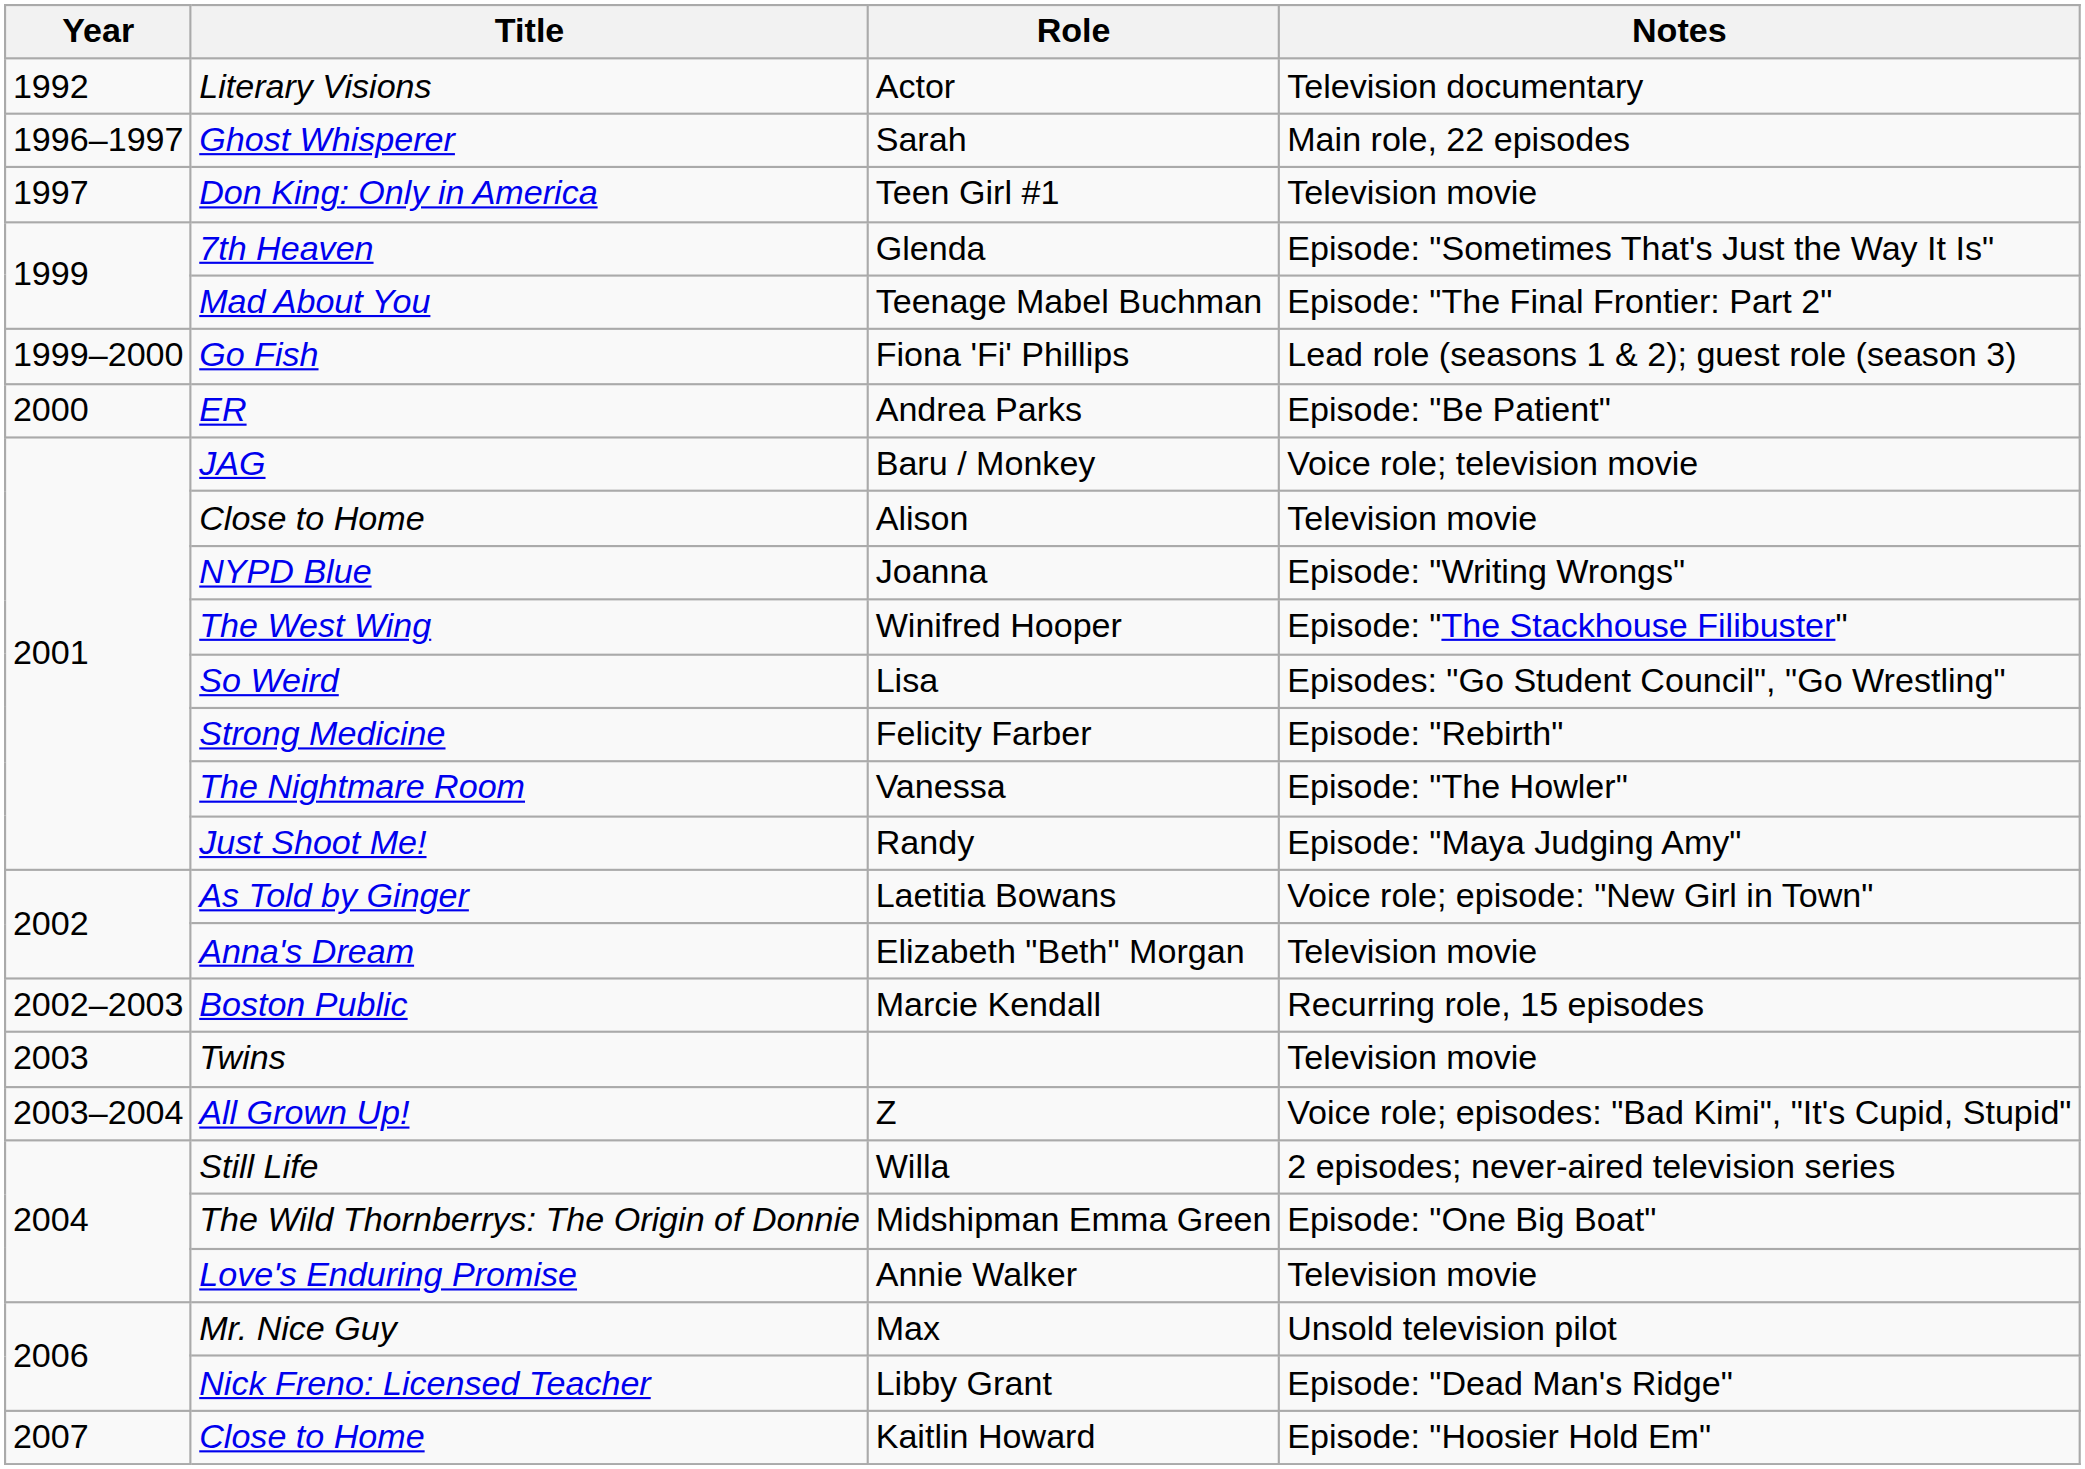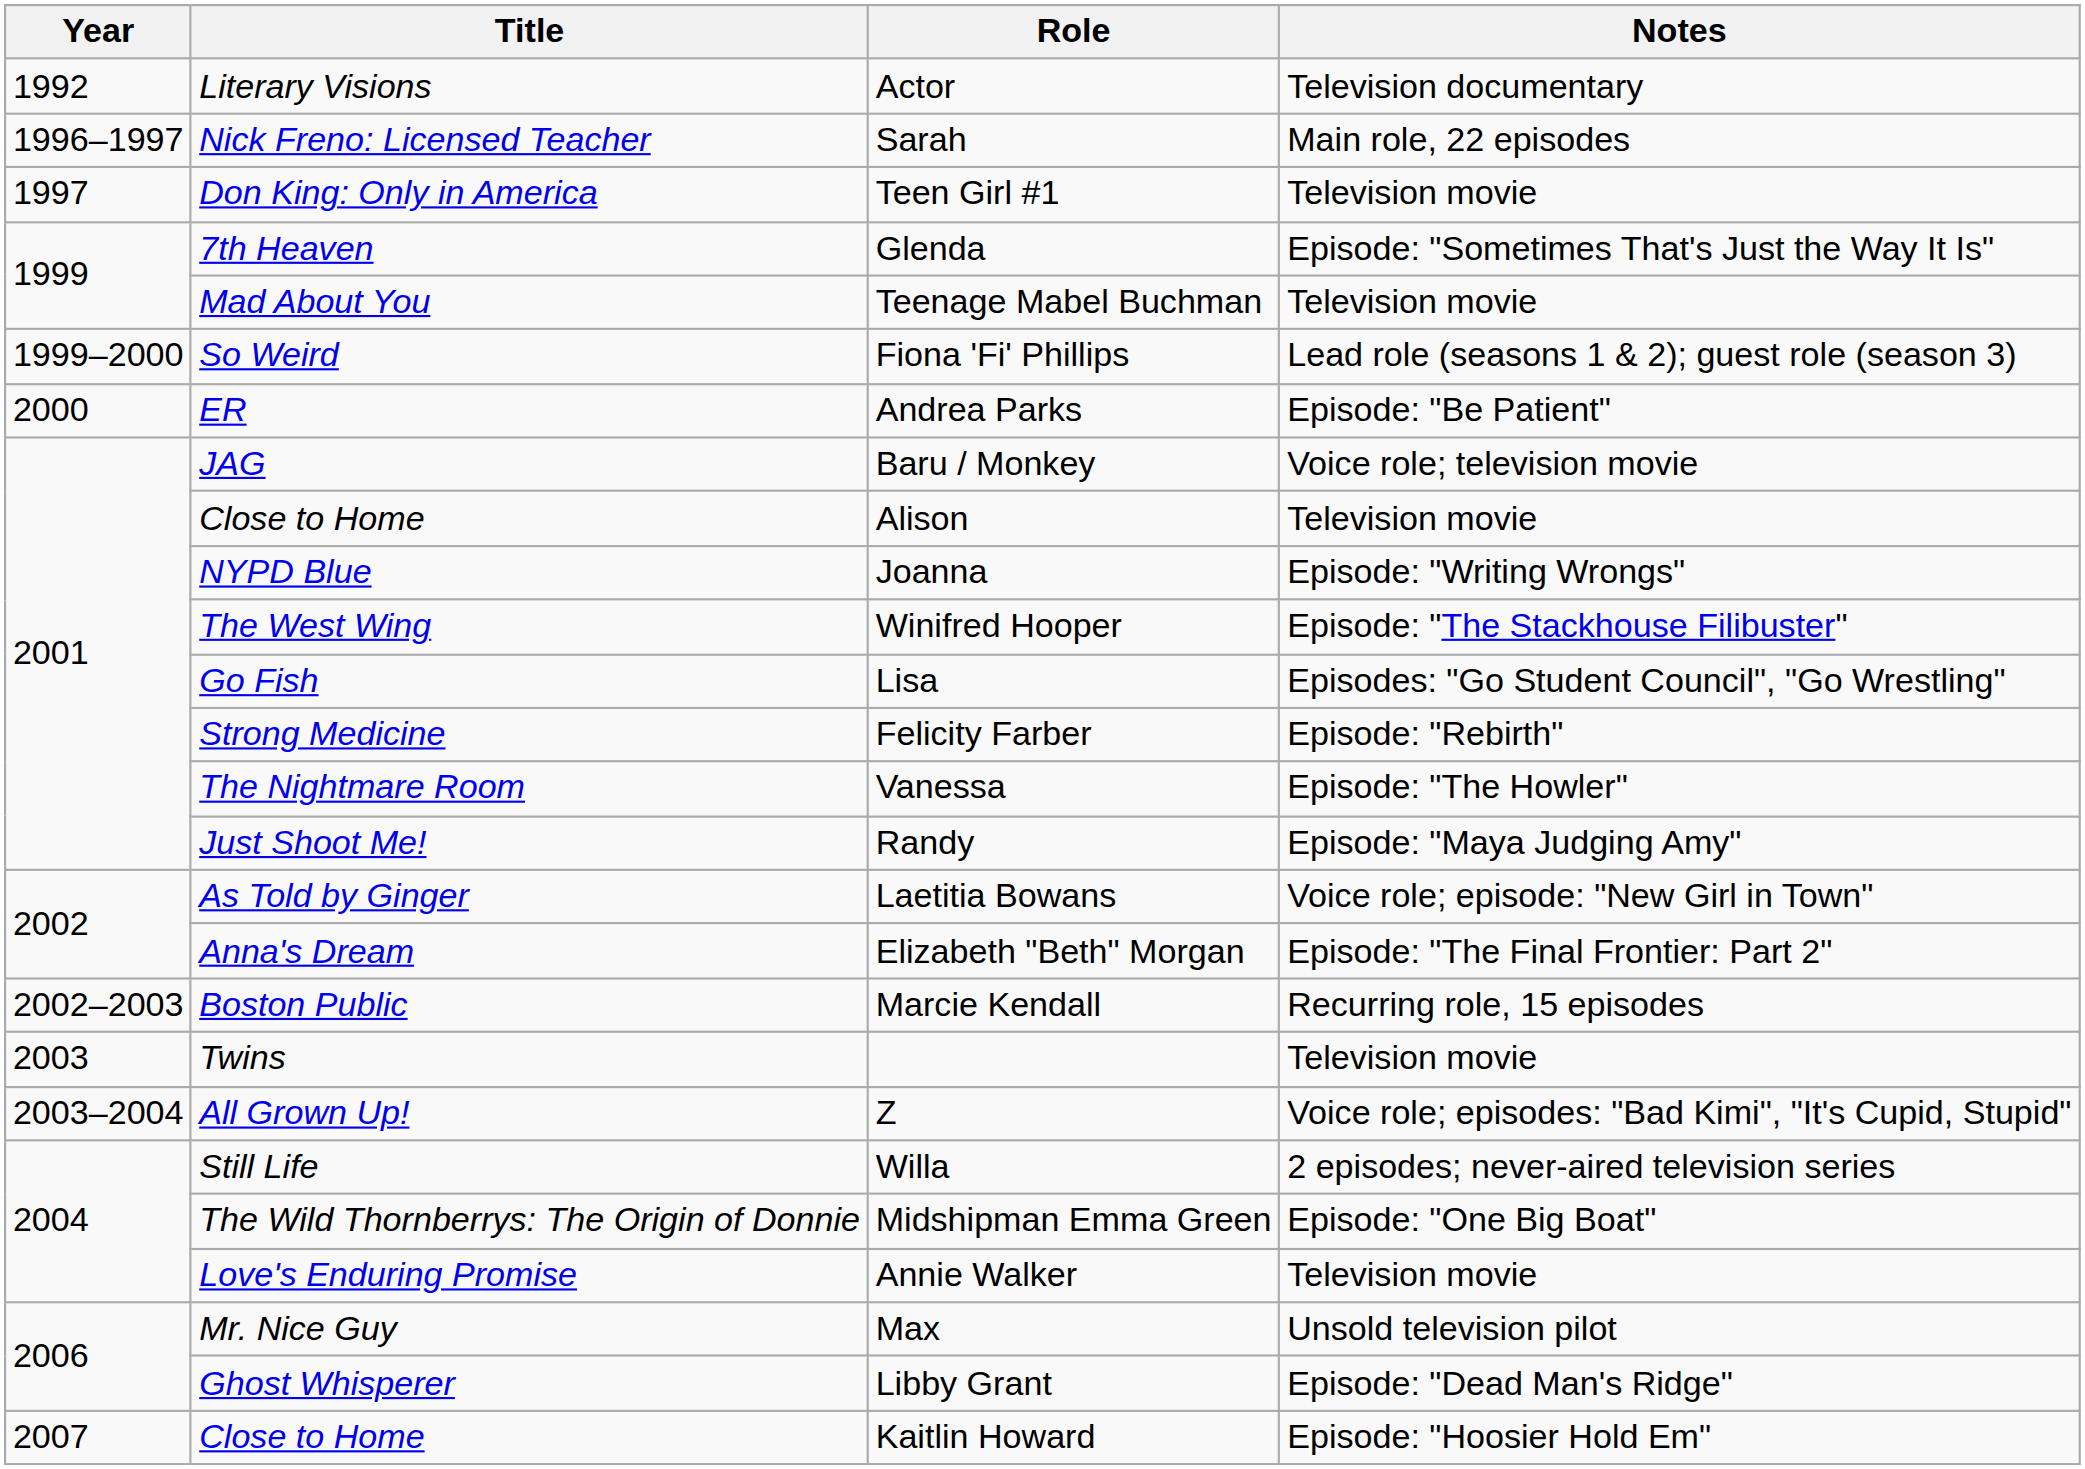(327, 139) Ghost Whisperer -> (425, 139) Nick Freno: Licensed Teacher
(1560, 301) Episode: "The Final Frontier: Part 2" -> (1412, 301) Television movie
(259, 355) Go Fish -> (269, 355) So Weird
(269, 680) So Weird -> (259, 680) Go Fish
(1412, 950) Television movie -> (1560, 950) Episode: "The Final Frontier: Part 2"
(425, 1382) Nick Freno: Licensed Teacher -> (327, 1382) Ghost Whisperer
